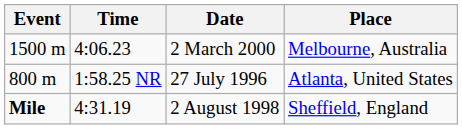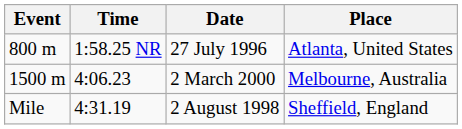rows swapped: (219, 78) <-> (223, 49)
(27, 108) bold -> (27, 108) normal
